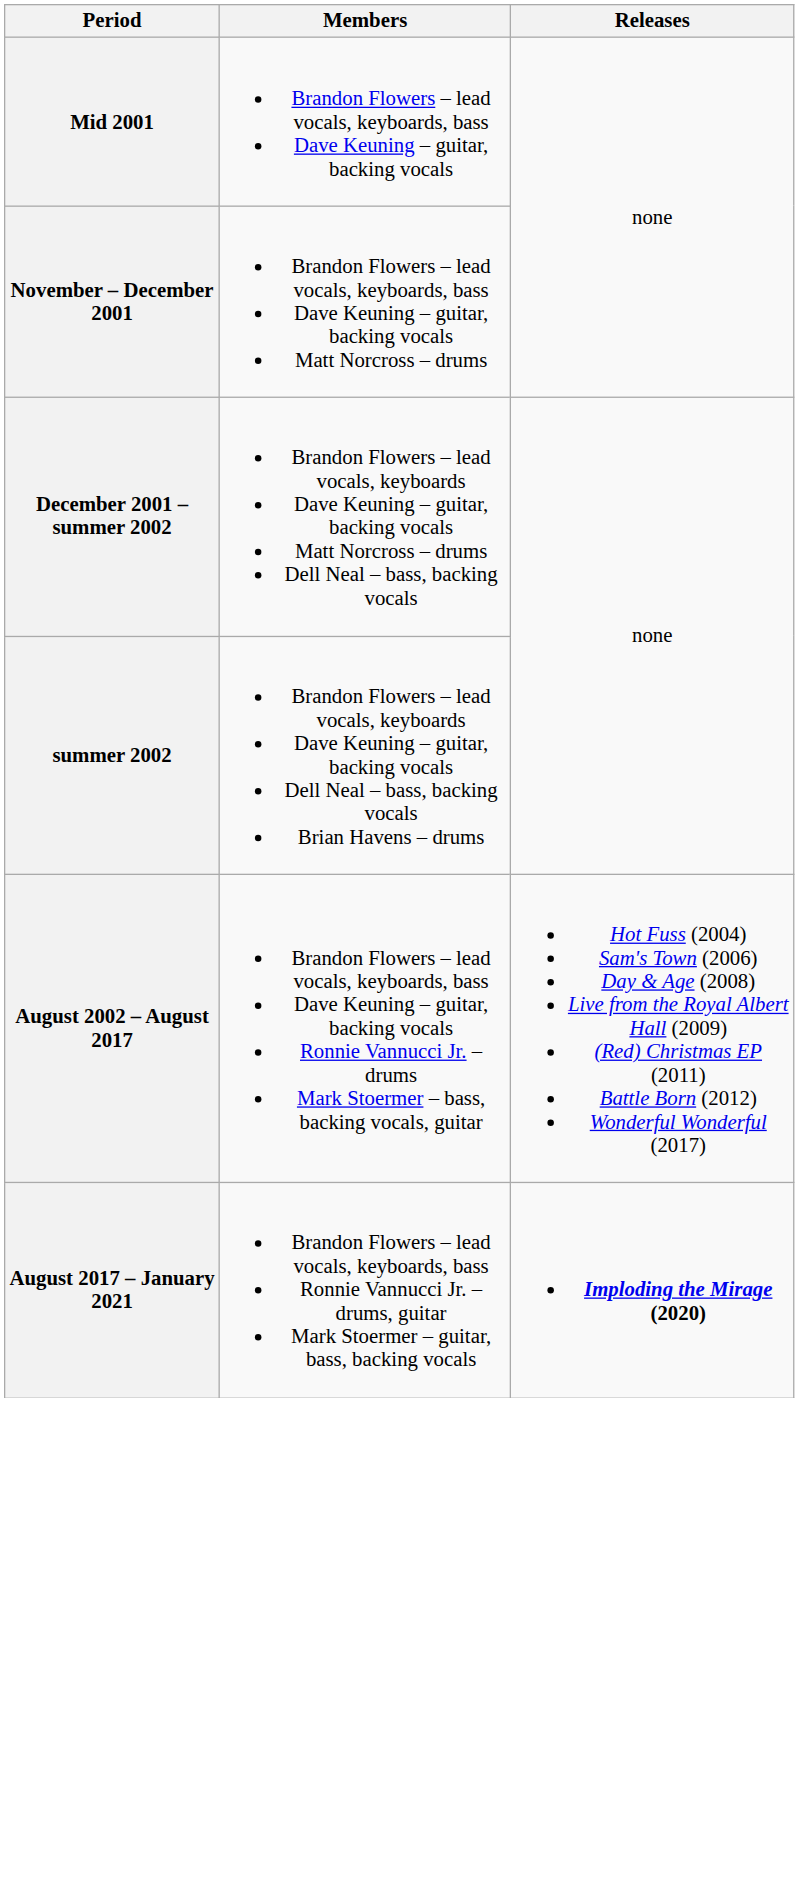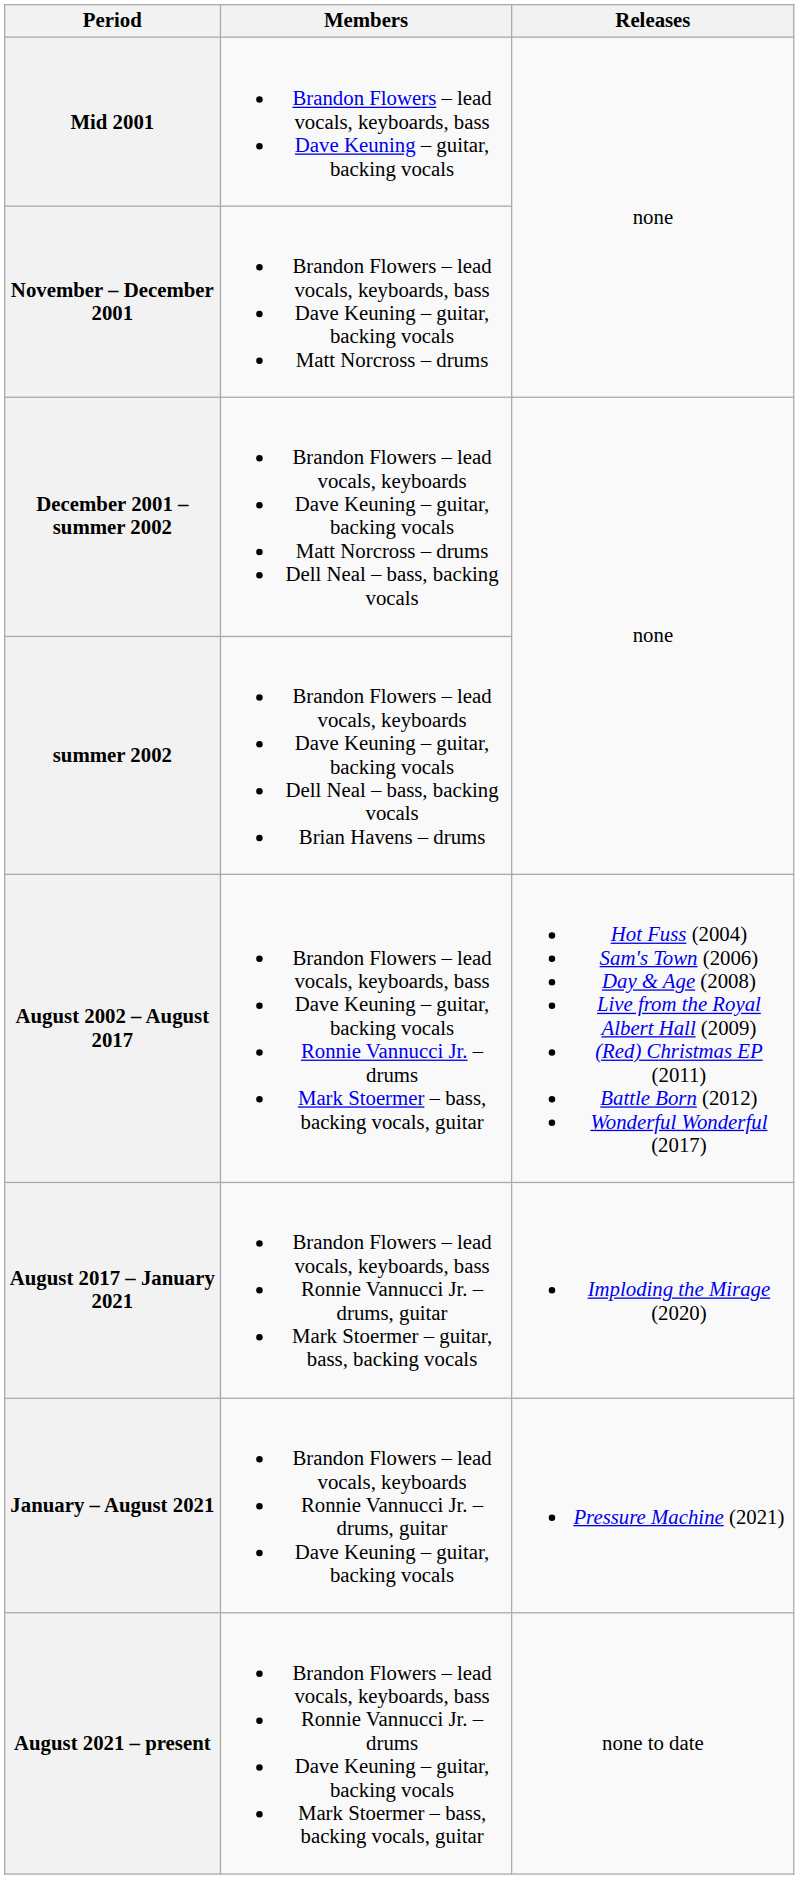(652, 1302) bold -> (653, 1302) normal
+ row: (112, 1505)
+ row: (112, 1743)
